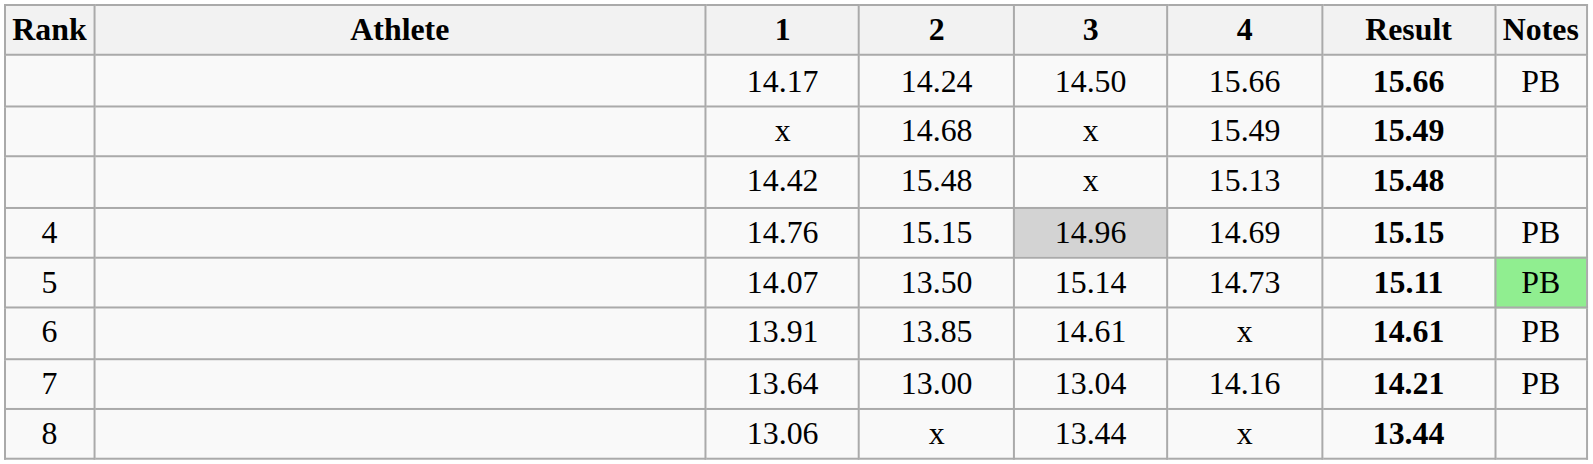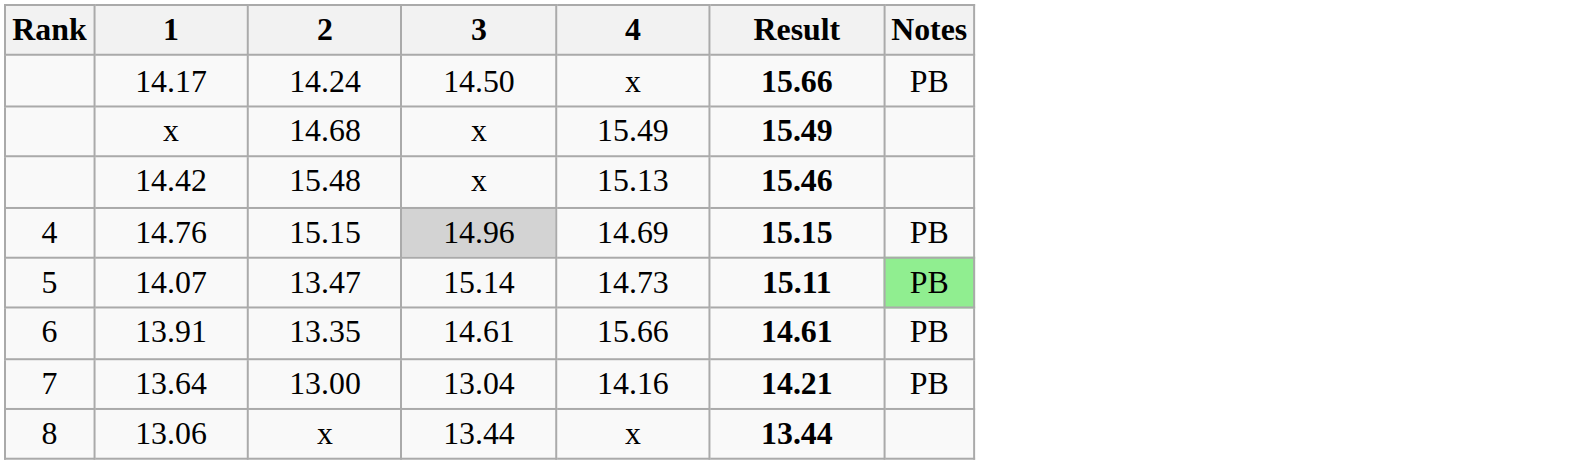- column: (400, 29)
(1245, 80) 15.66 -> (633, 80) x
(1409, 181) 15.48 -> (797, 181) 15.46
(937, 282) 13.50 -> (325, 282) 13.47
(937, 332) 13.85 -> (325, 332) 13.35
(1245, 332) x -> (633, 332) 15.66
